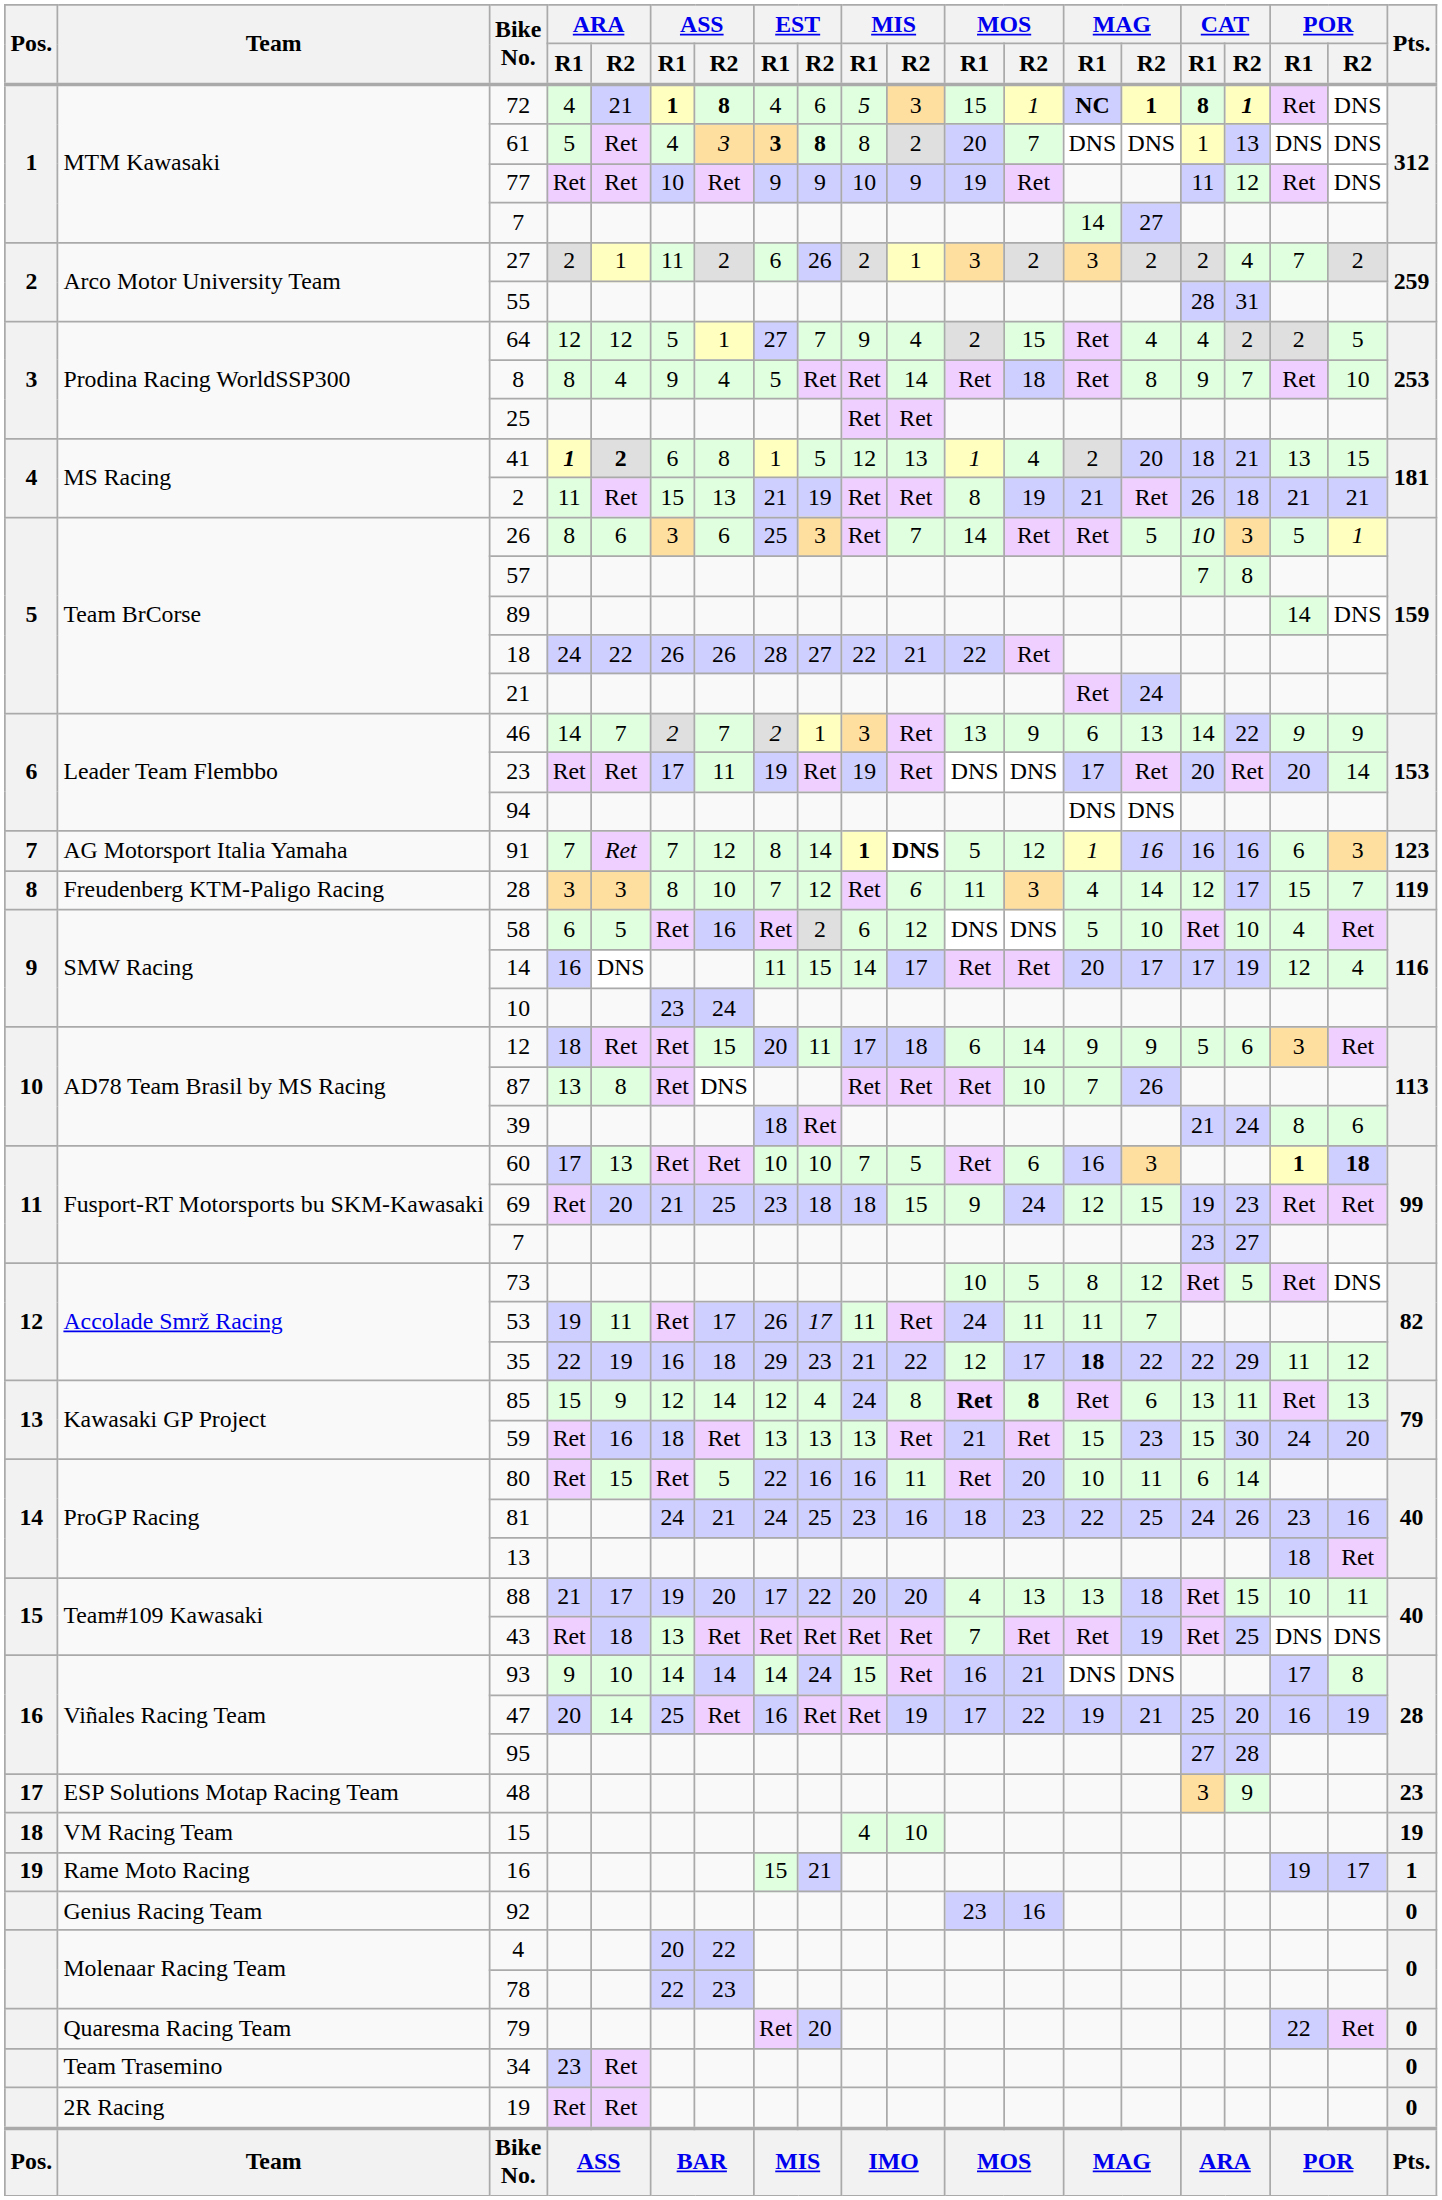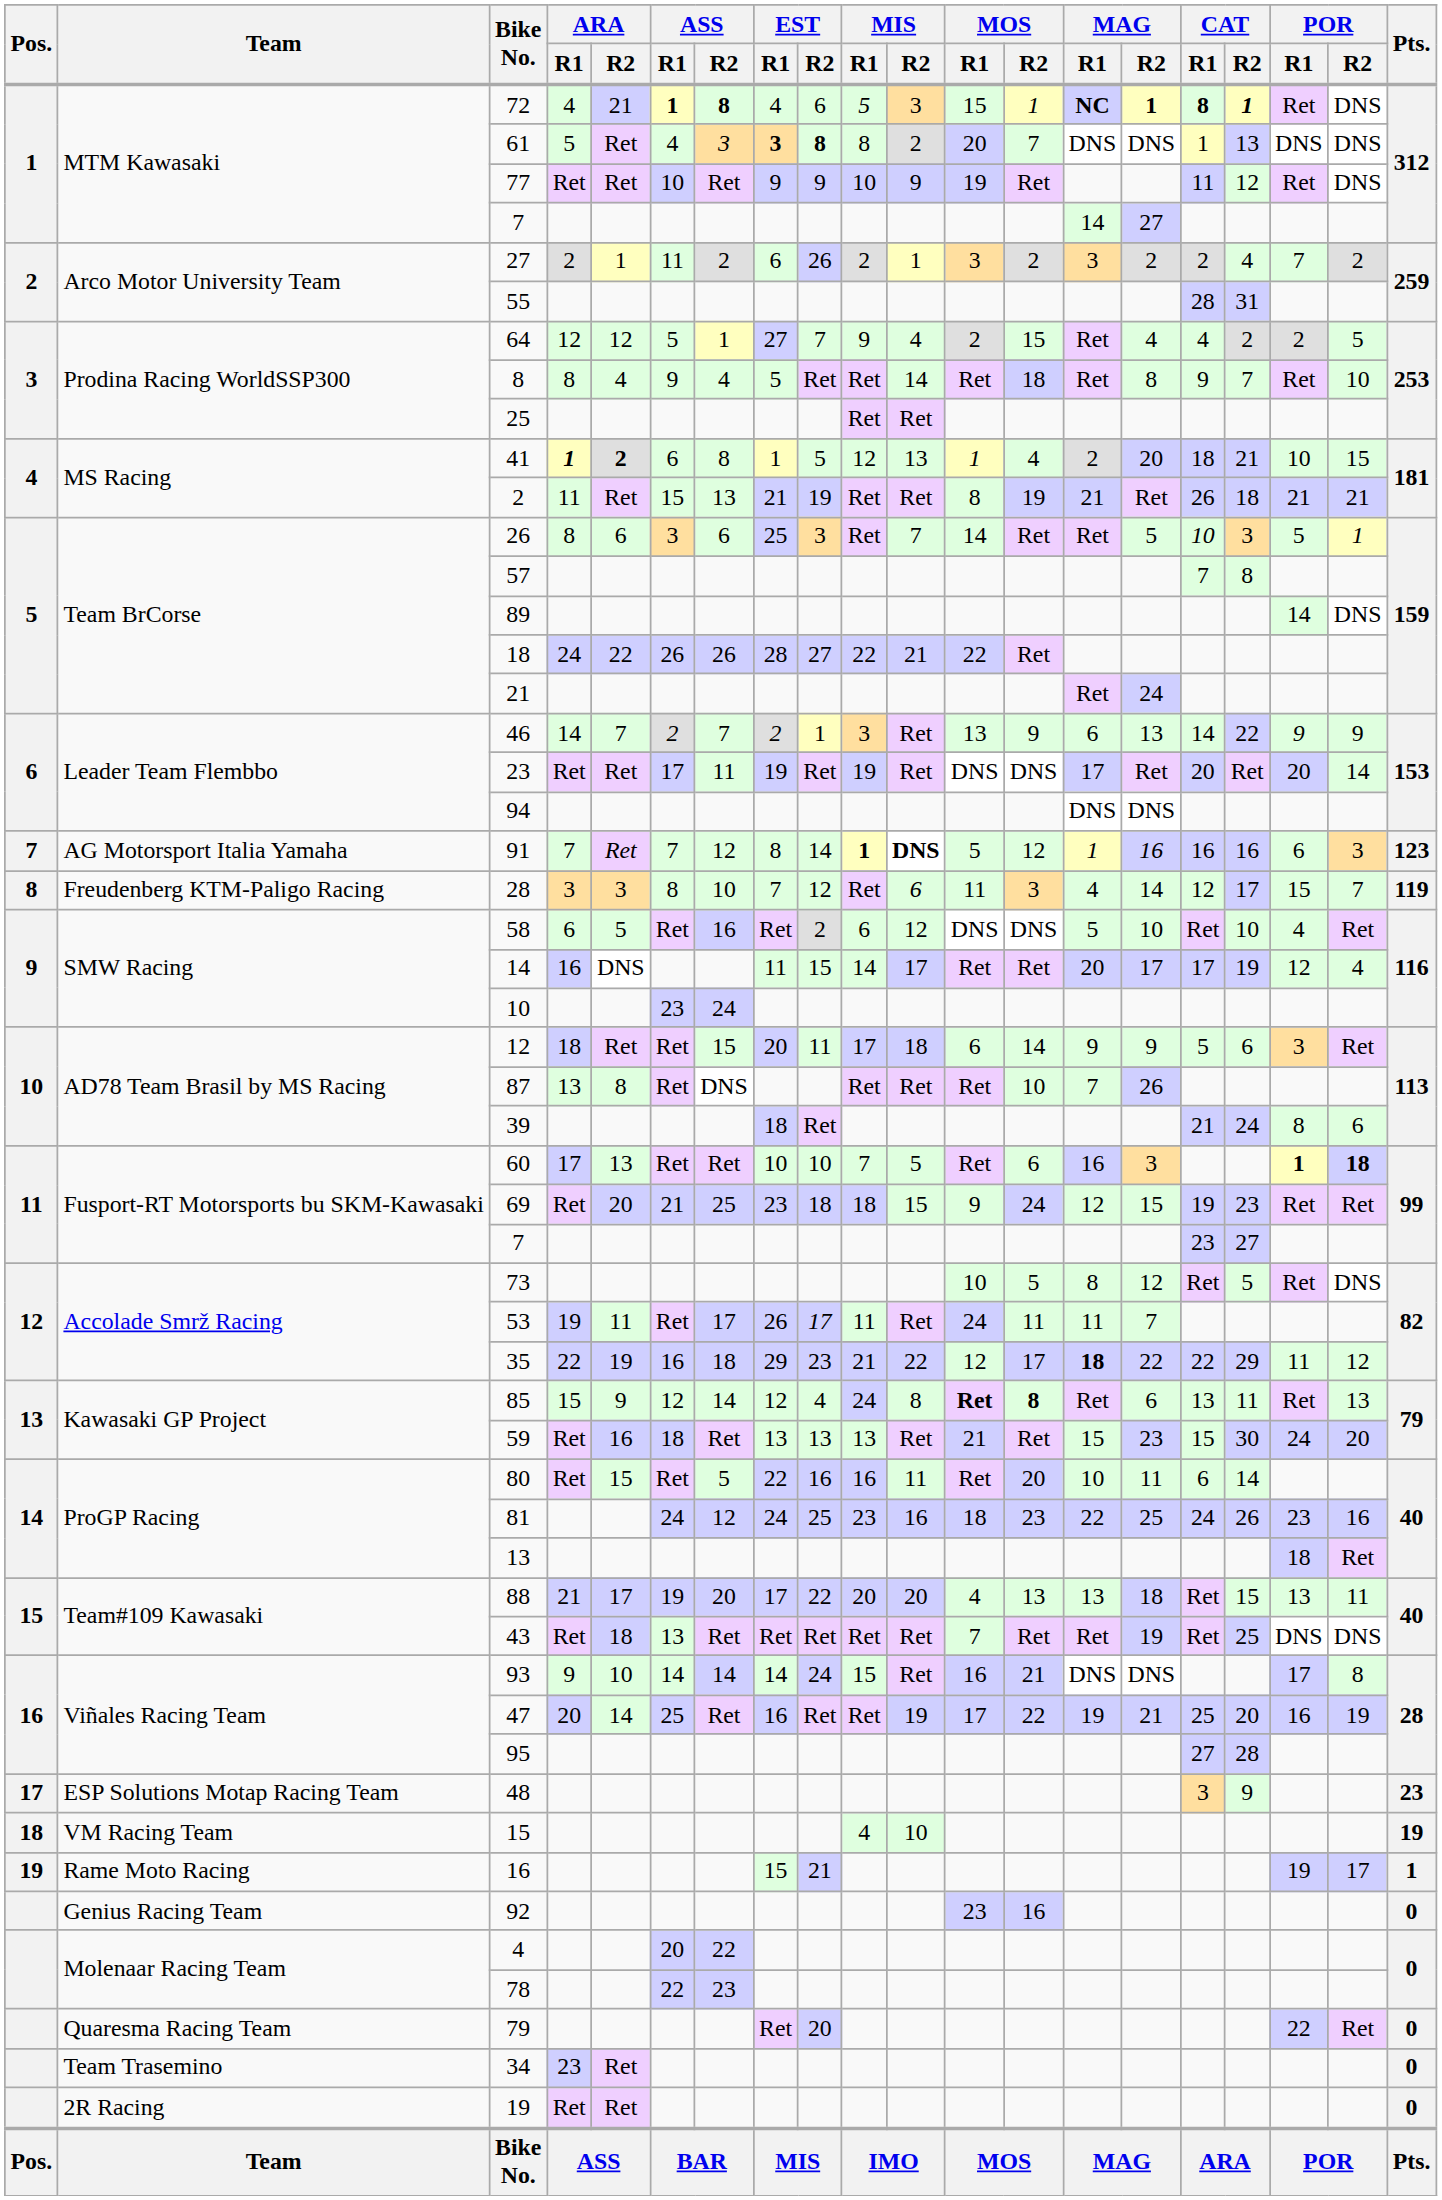(1299, 457) 13 -> (1299, 457) 10
(724, 1517) 21 -> (724, 1517) 12
(1299, 1596) 10 -> (1299, 1596) 13
